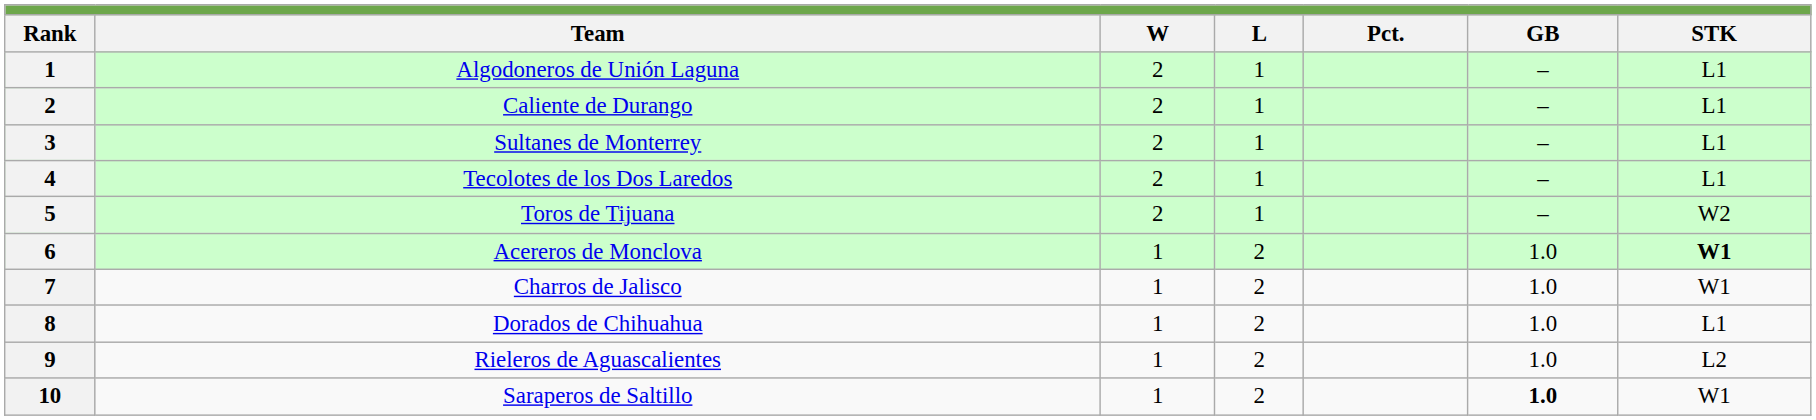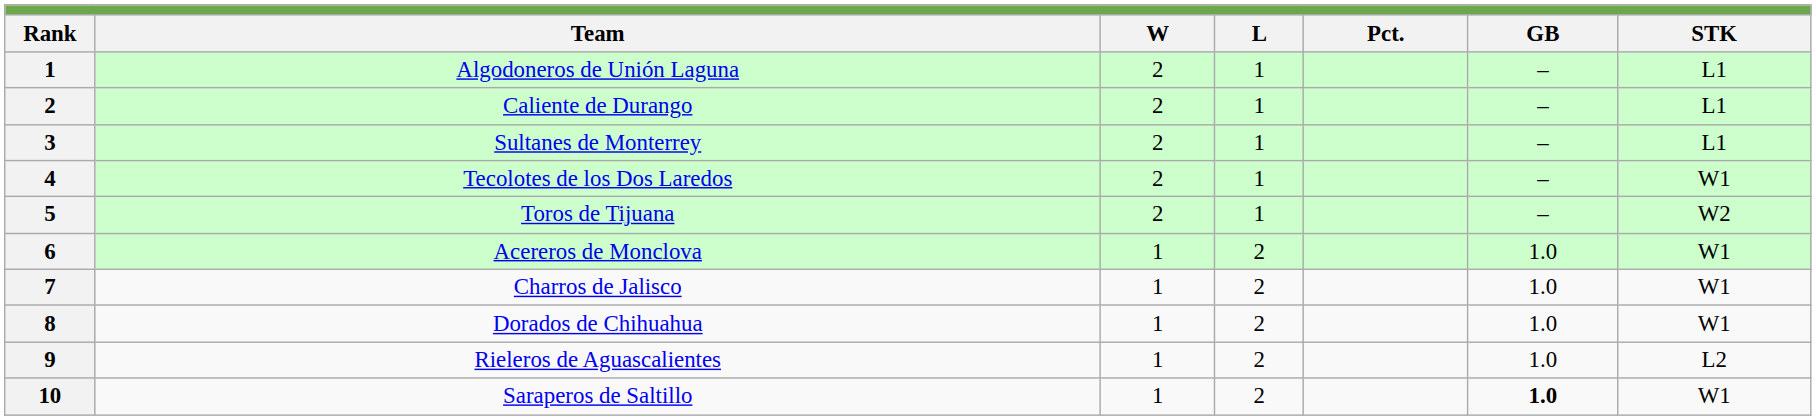(1714, 178) L1 -> (1714, 178) W1
(1714, 250) bold -> (1714, 250) normal
(1714, 323) L1 -> (1714, 323) W1
